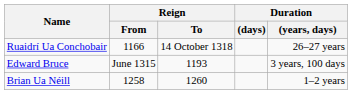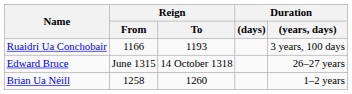(197, 47) 14 October 1318 -> (197, 47) 1193
(319, 47) 26–27 years -> (308, 47) 3 years, 100 days
(197, 64) 1193 -> (197, 64) 14 October 1318
(308, 64) 3 years, 100 days -> (319, 64) 26–27 years
